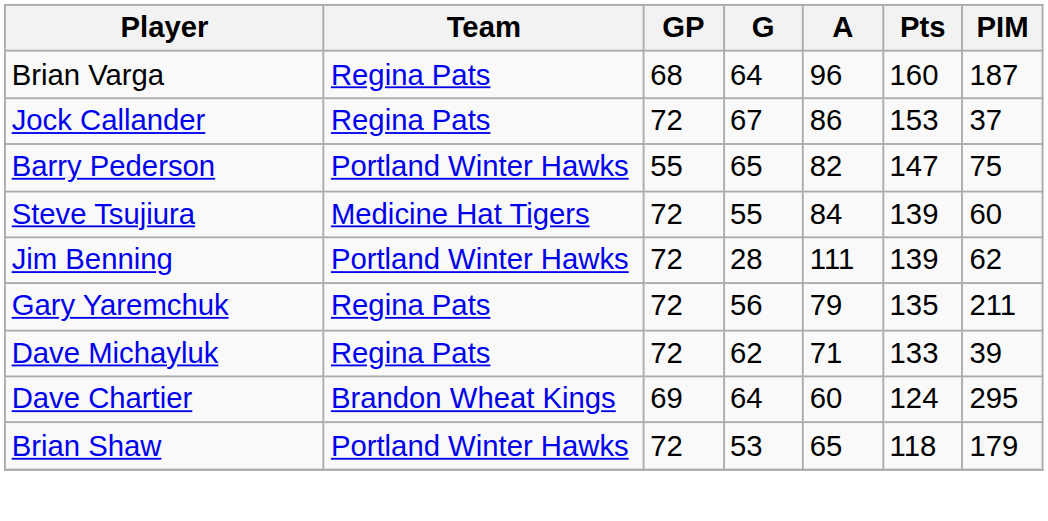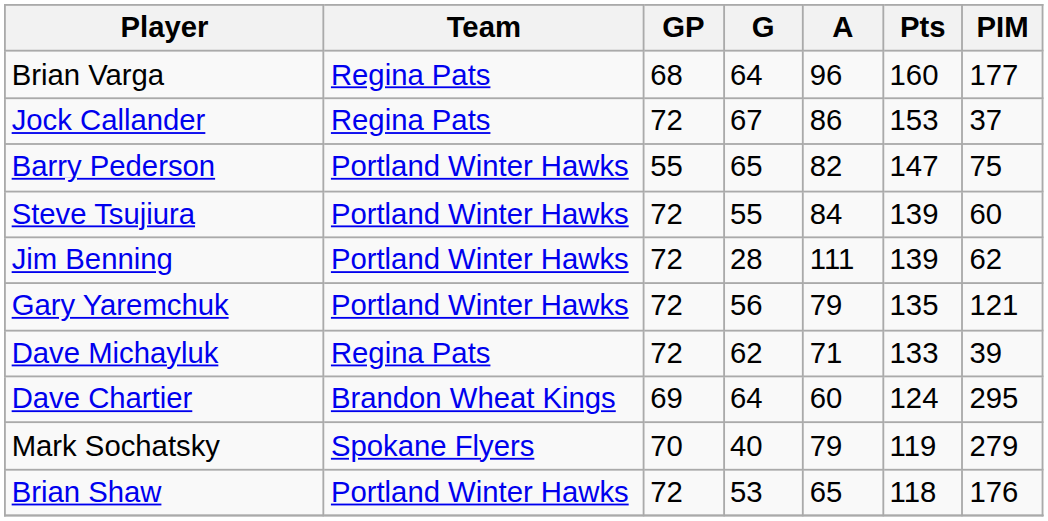(994, 74) 187 -> (994, 74) 177
(460, 213) Medicine Hat Tigers -> (480, 213) Portland Winter Hawks
(411, 306) Regina Pats -> (480, 306) Portland Winter Hawks
(993, 306) 211 -> (994, 306) 121
+ row: (116, 445)
(994, 445) 179 -> (994, 492) 176
